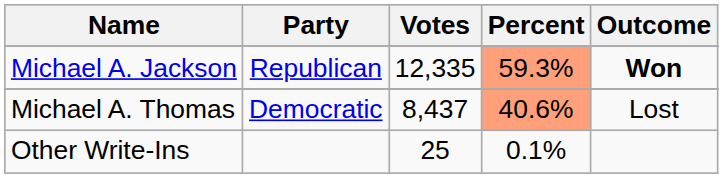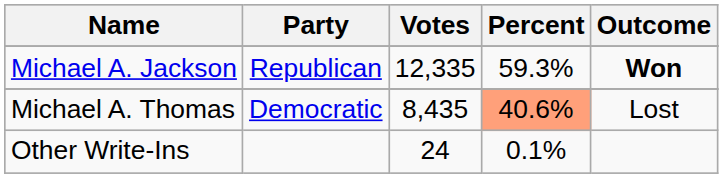(536, 67) lightsalmon background -> (536, 67) no background
(435, 109) 8,437 -> (435, 109) 8,435
(435, 151) 25 -> (435, 151) 24
